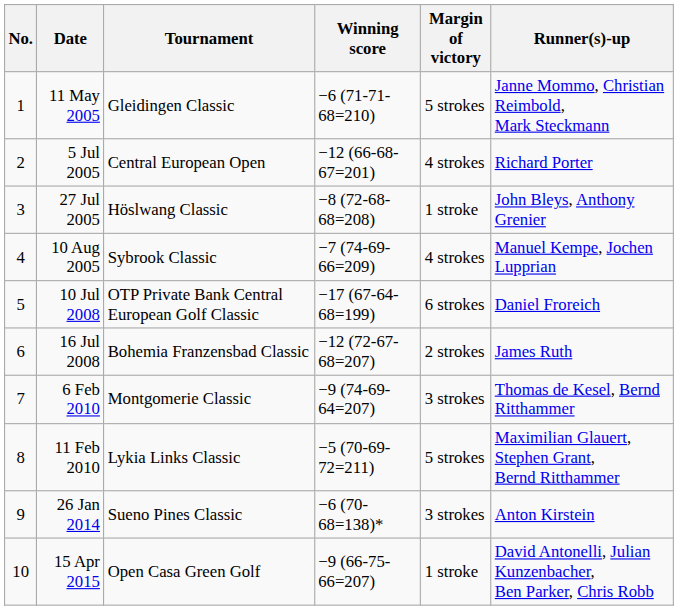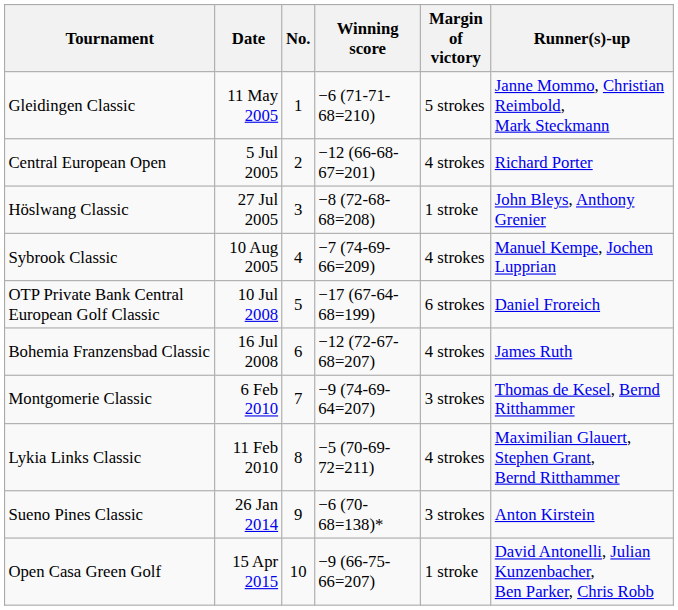columns swapped: (21, 38) <-> (209, 38)
(455, 352) 2 strokes -> (455, 352) 4 strokes
(455, 456) 5 strokes -> (455, 456) 4 strokes
